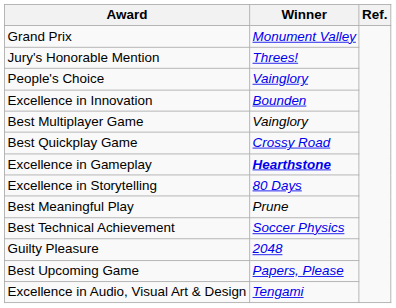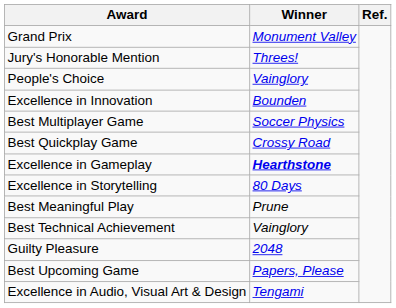(280, 121) Vainglory -> (298, 121) Soccer Physics
(298, 228) Soccer Physics -> (280, 228) Vainglory
